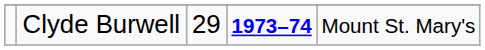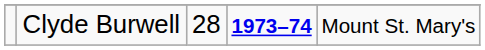(206, 24) 29 -> (206, 24) 28
